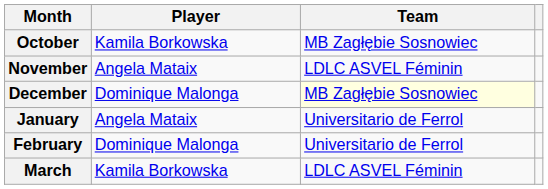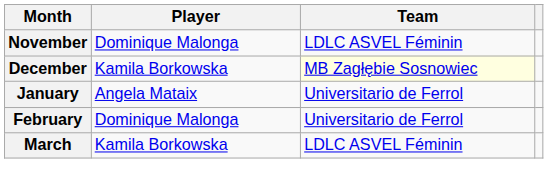- row: (48, 42)
(146, 68) Angela Mataix -> (167, 42) Dominique Malonga
(167, 94) Dominique Malonga -> (161, 68) Kamila Borkowska
